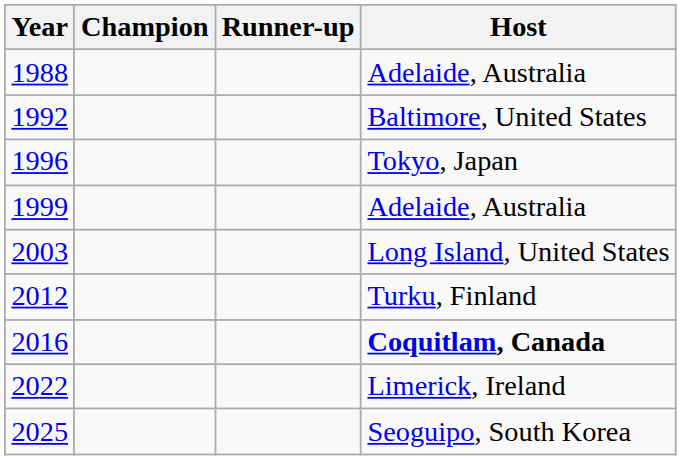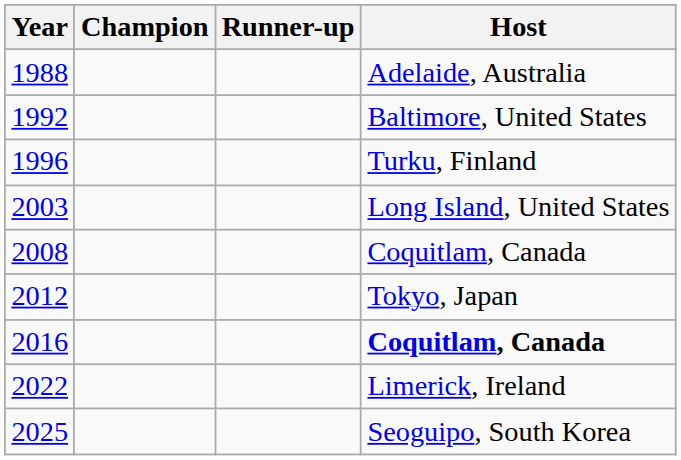(443, 161) Tokyo, Japan -> (452, 161) Turku, Finland
- row: (40, 206)
+ row: (40, 251)
(452, 296) Turku, Finland -> (443, 296) Tokyo, Japan
